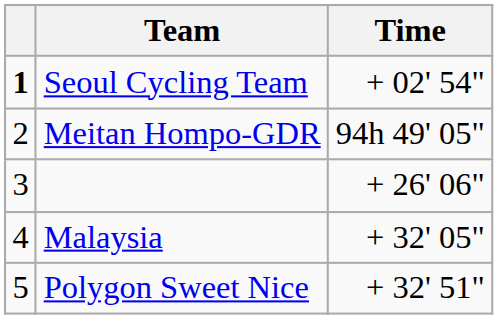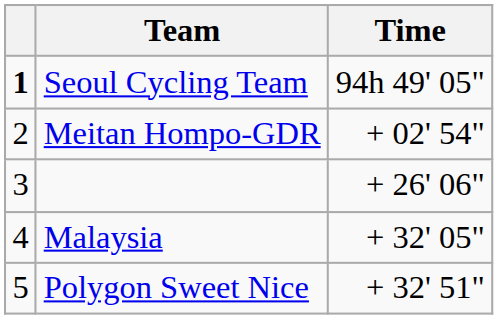(425, 81) + 02' 54" -> (410, 81) 94h 49' 05"
(410, 133) 94h 49' 05" -> (425, 133) + 02' 54"
